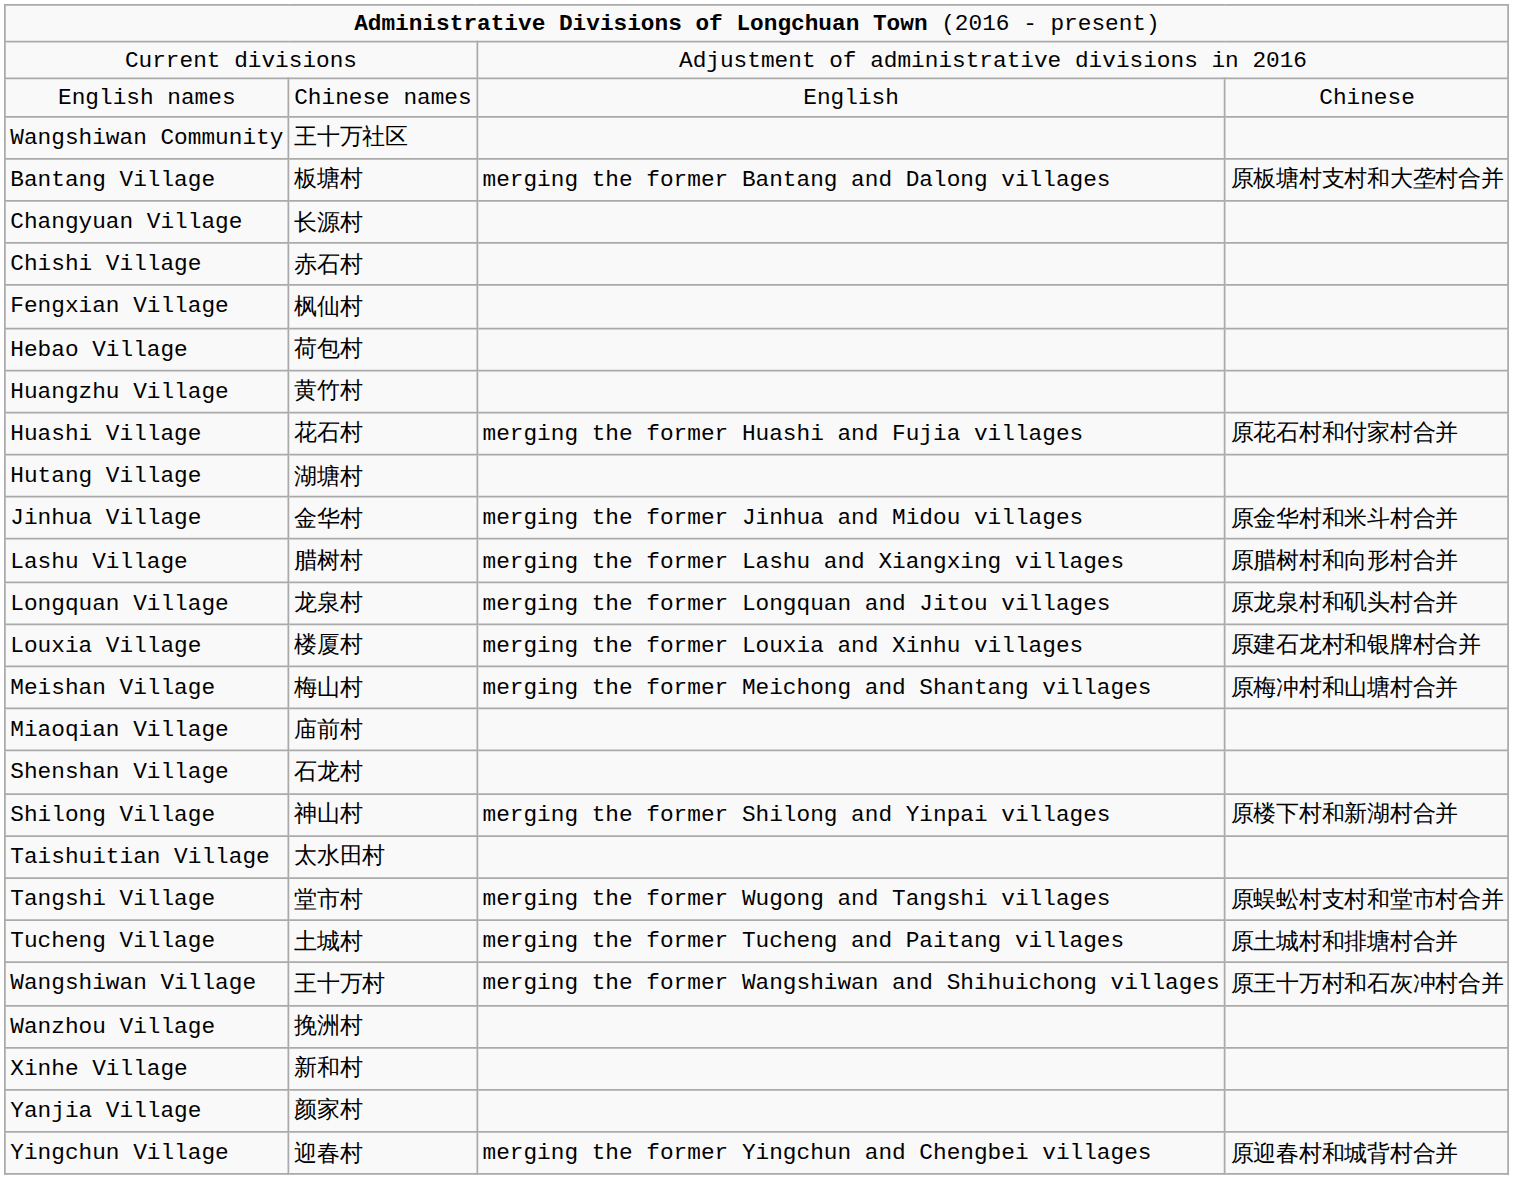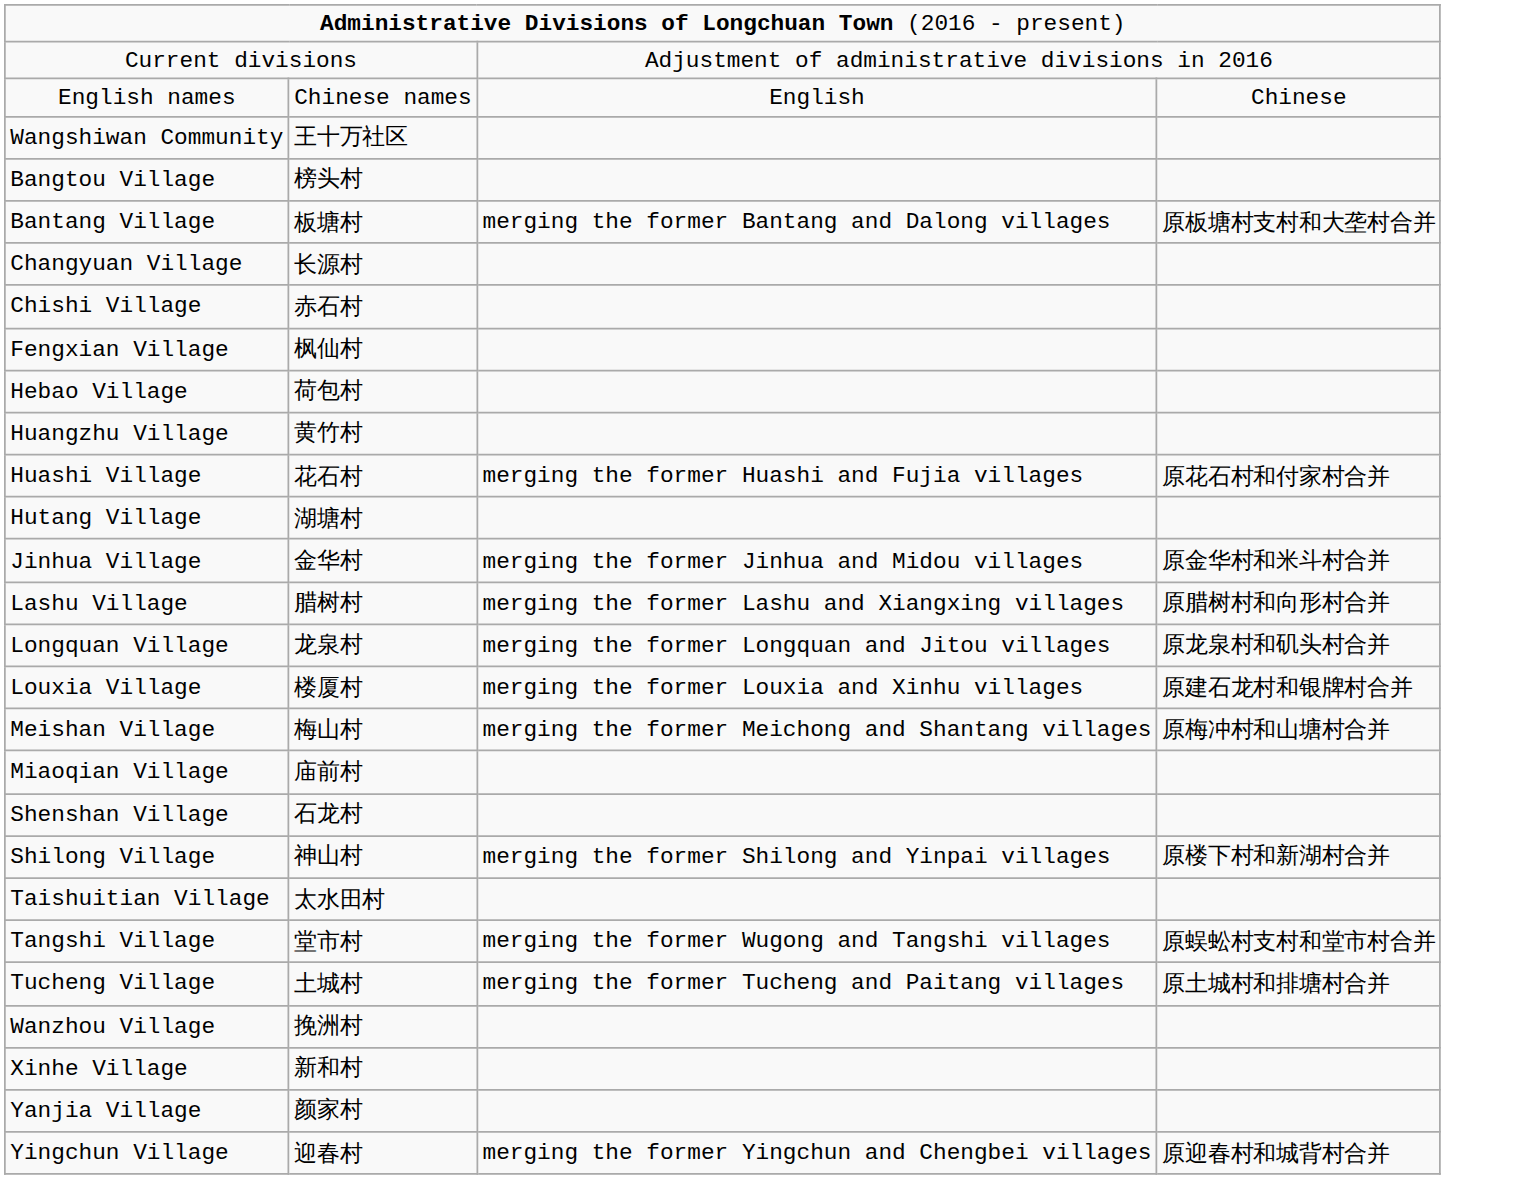+ row: (113, 180)
- row: (133, 984)
